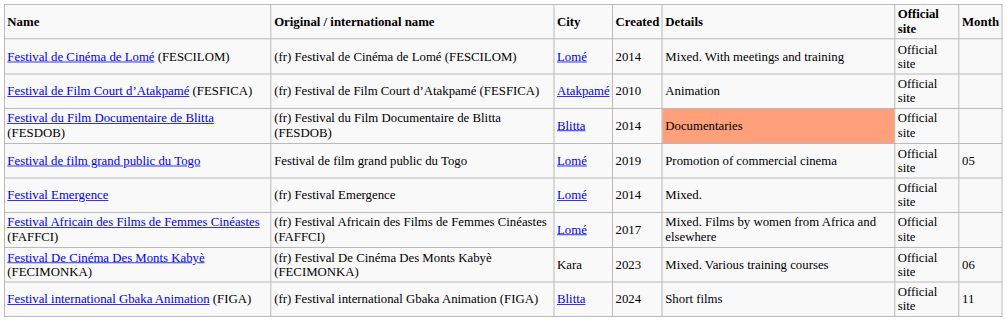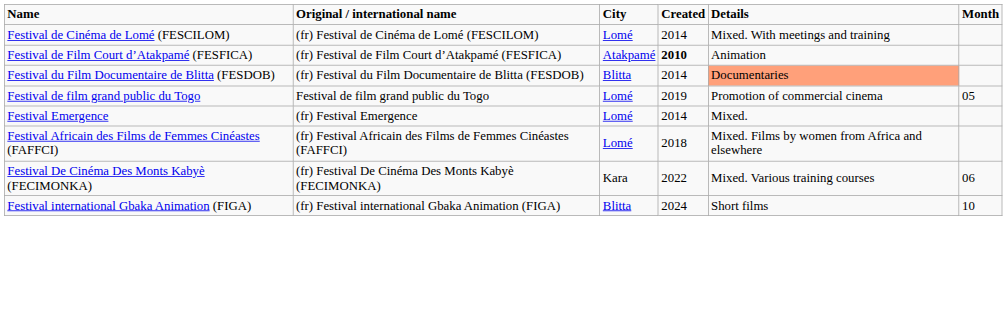- column: (918, 21)
(628, 91) normal -> (674, 55) bold
(628, 230) 2017 -> (674, 143) 2018
(628, 264) 2023 -> (674, 178) 2022
(968, 299) 11 -> (968, 205) 10
